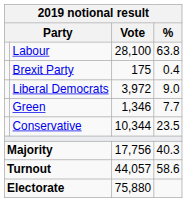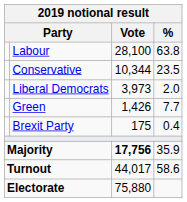rows swapped: (47, 126) <-> (43, 70)
(136, 88) 3,972 -> (136, 88) 3,973
(171, 88) 9.0 -> (171, 88) 2.0
(136, 107) 1,346 -> (136, 107) 1,426
(133, 150) normal -> (133, 150) bold
(168, 150) 40.3 -> (168, 150) 35.9
(133, 169) 44,057 -> (133, 169) 44,017
